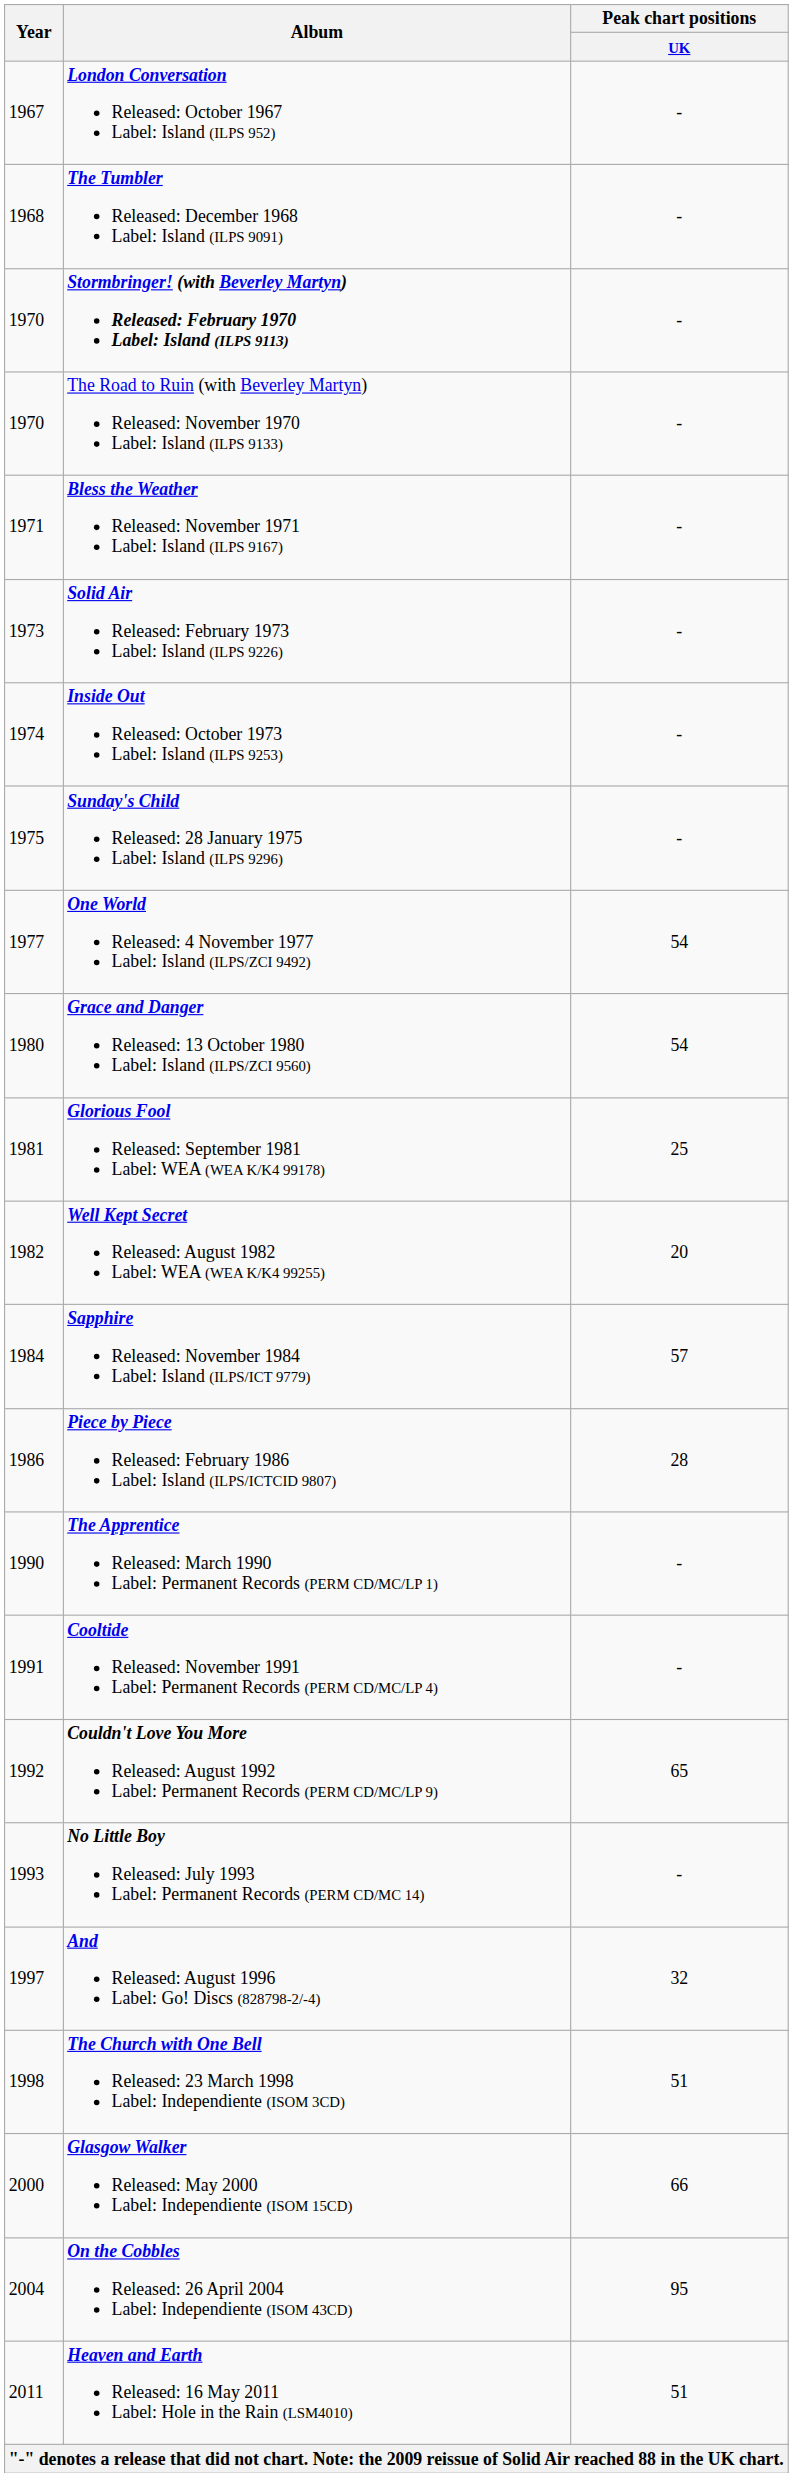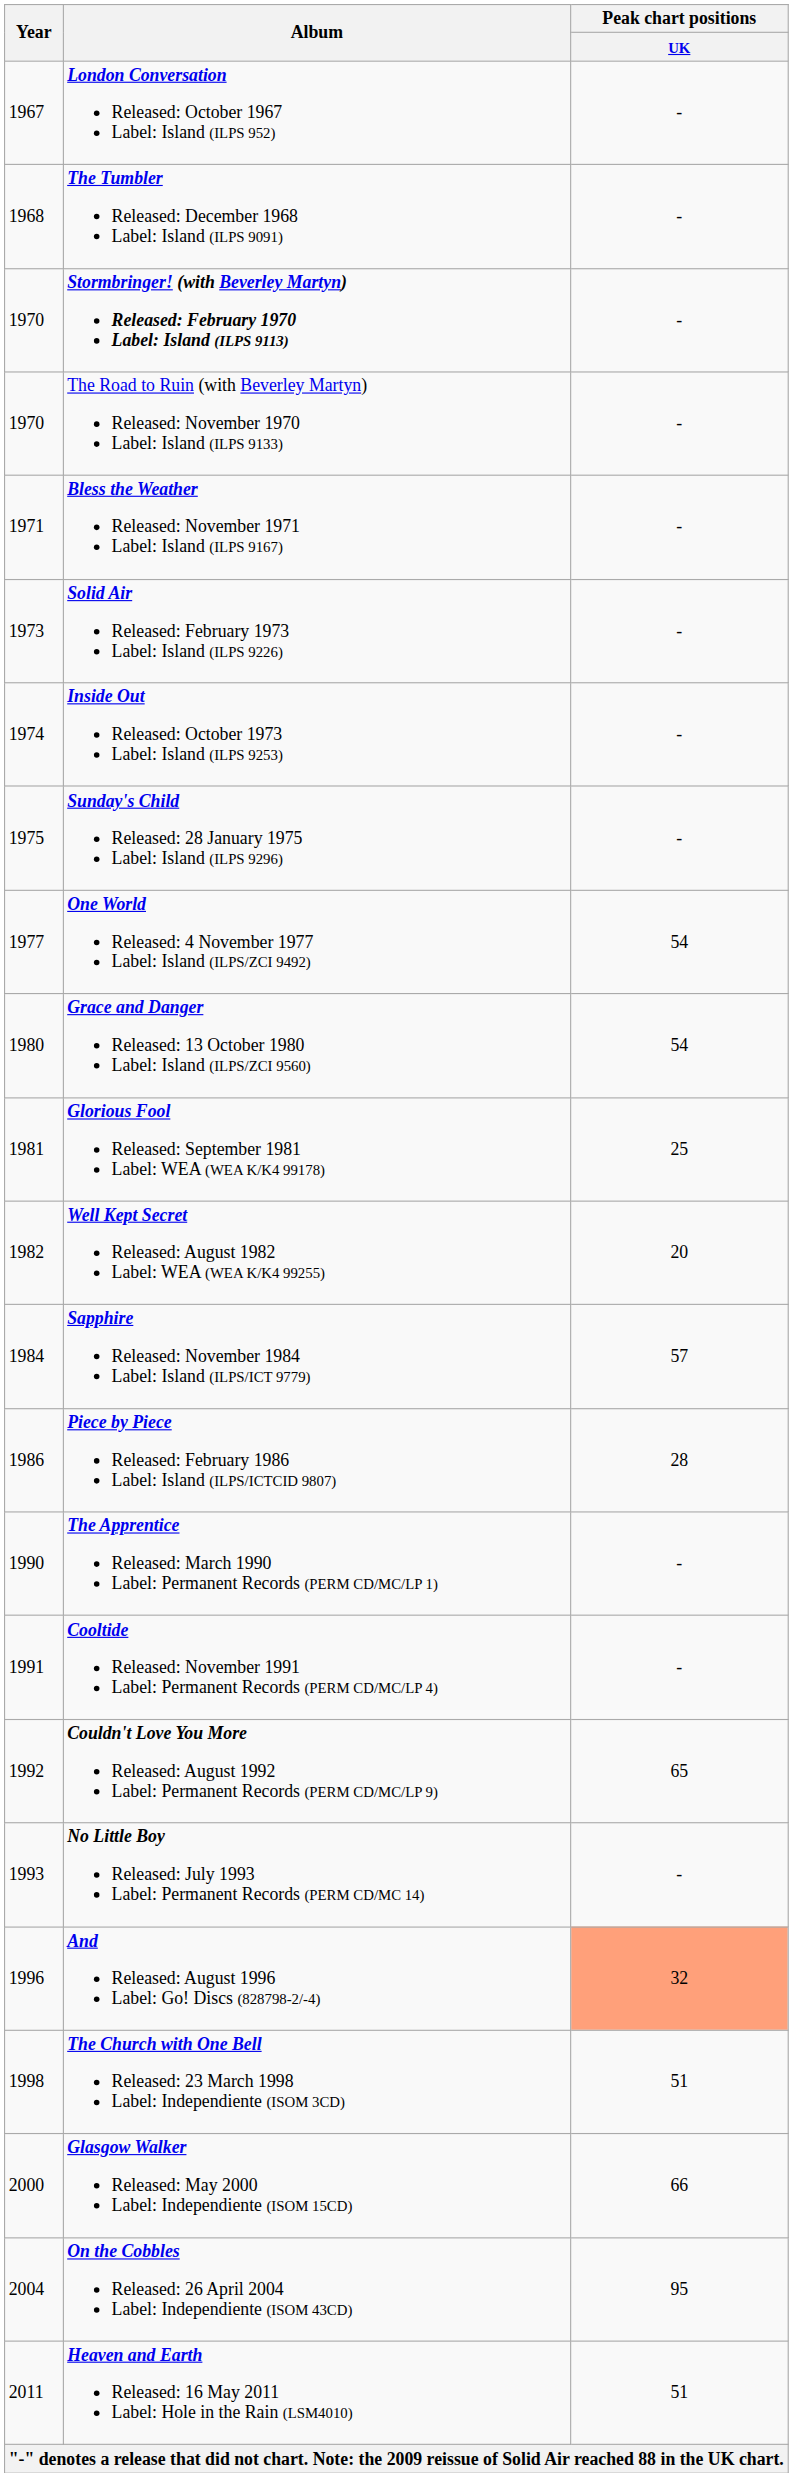(26, 1978) 1997 -> (26, 1978) 1996
(679, 1978) no background -> (679, 1978) lightsalmon background
